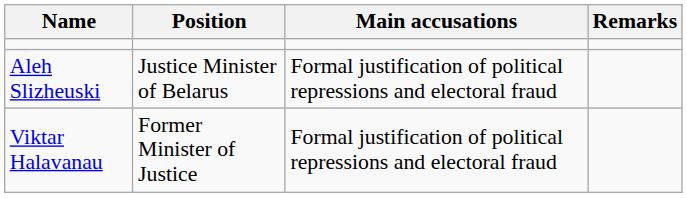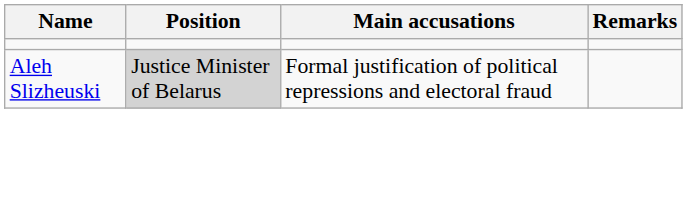(207, 78) no background -> (200, 78) lightgrey background
- row: (56, 149)
